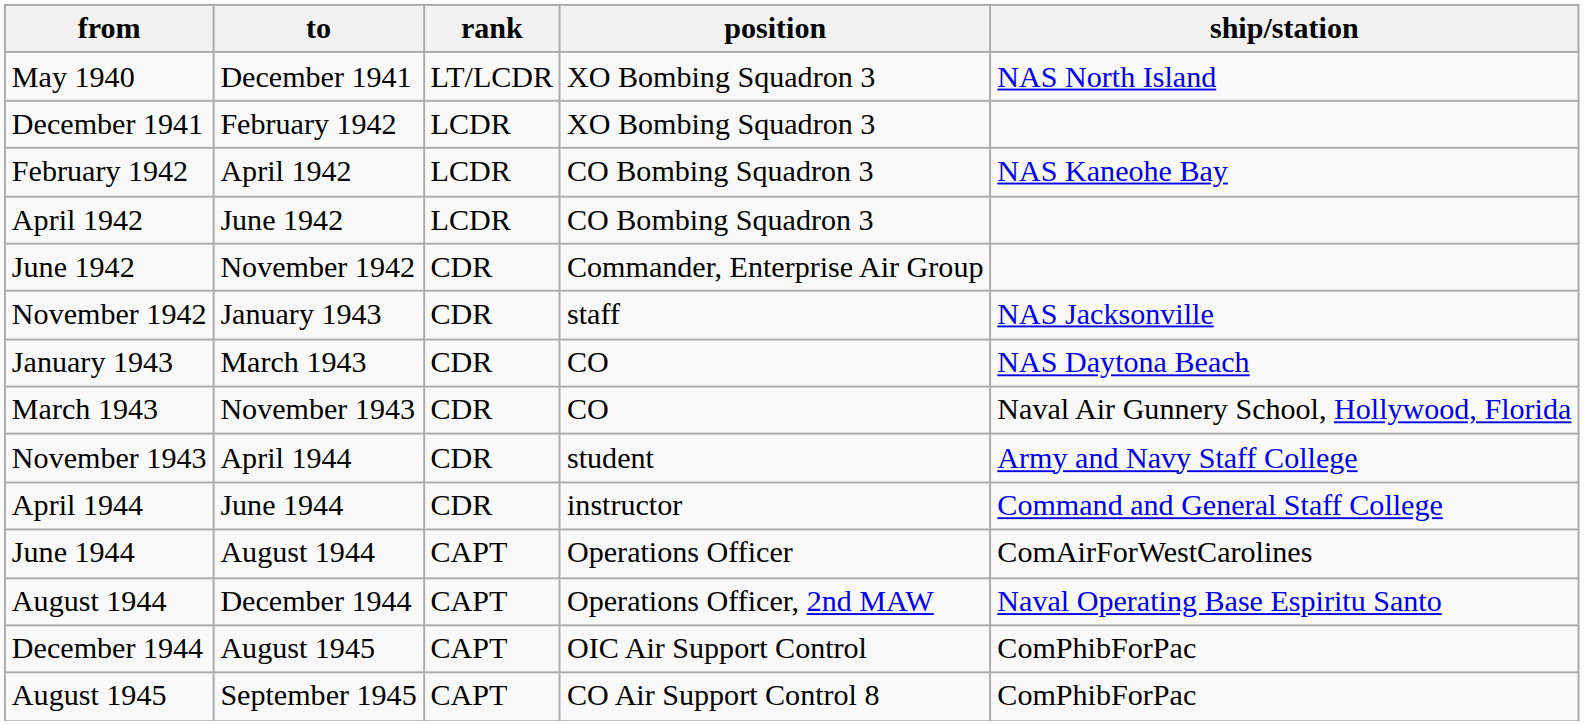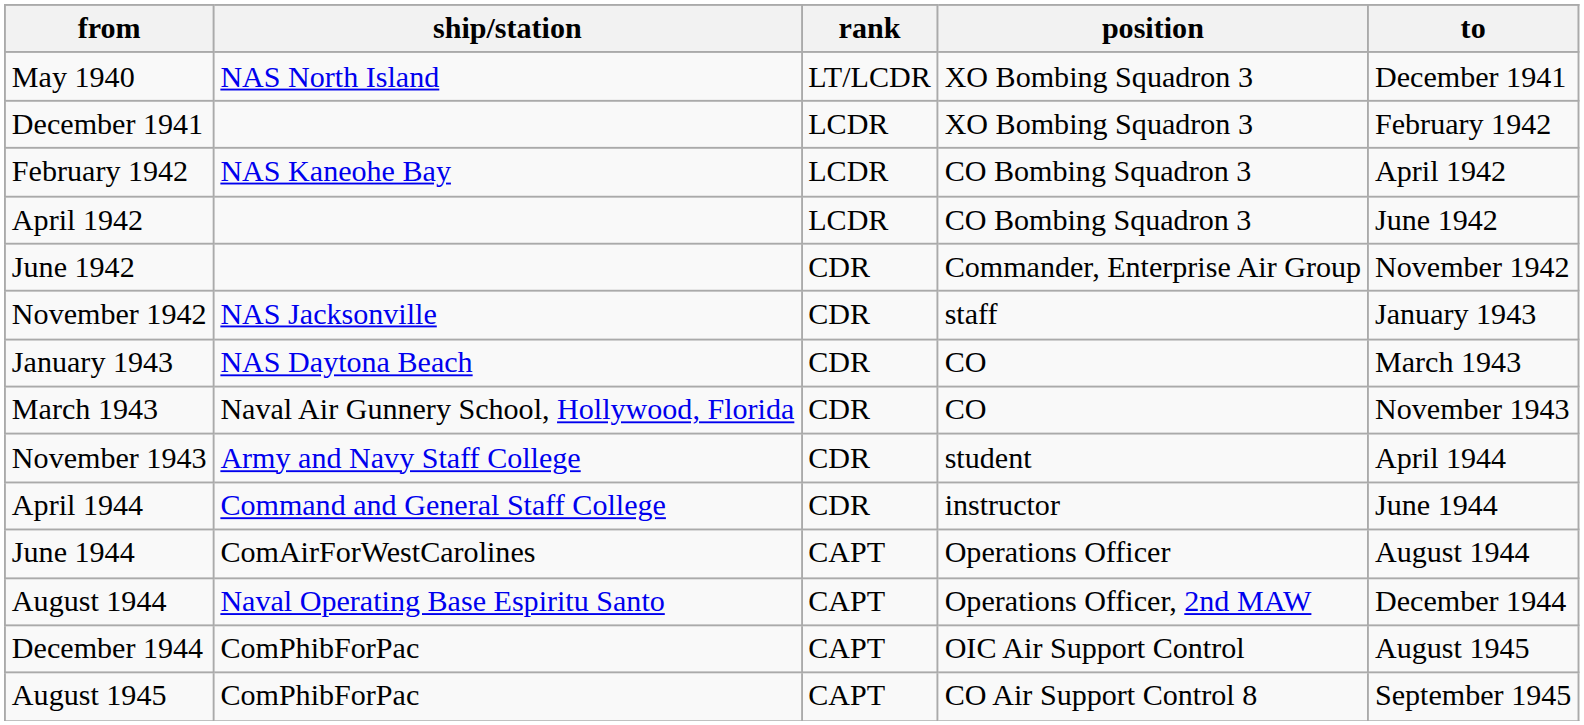columns swapped: (319, 28) <-> (1284, 28)
